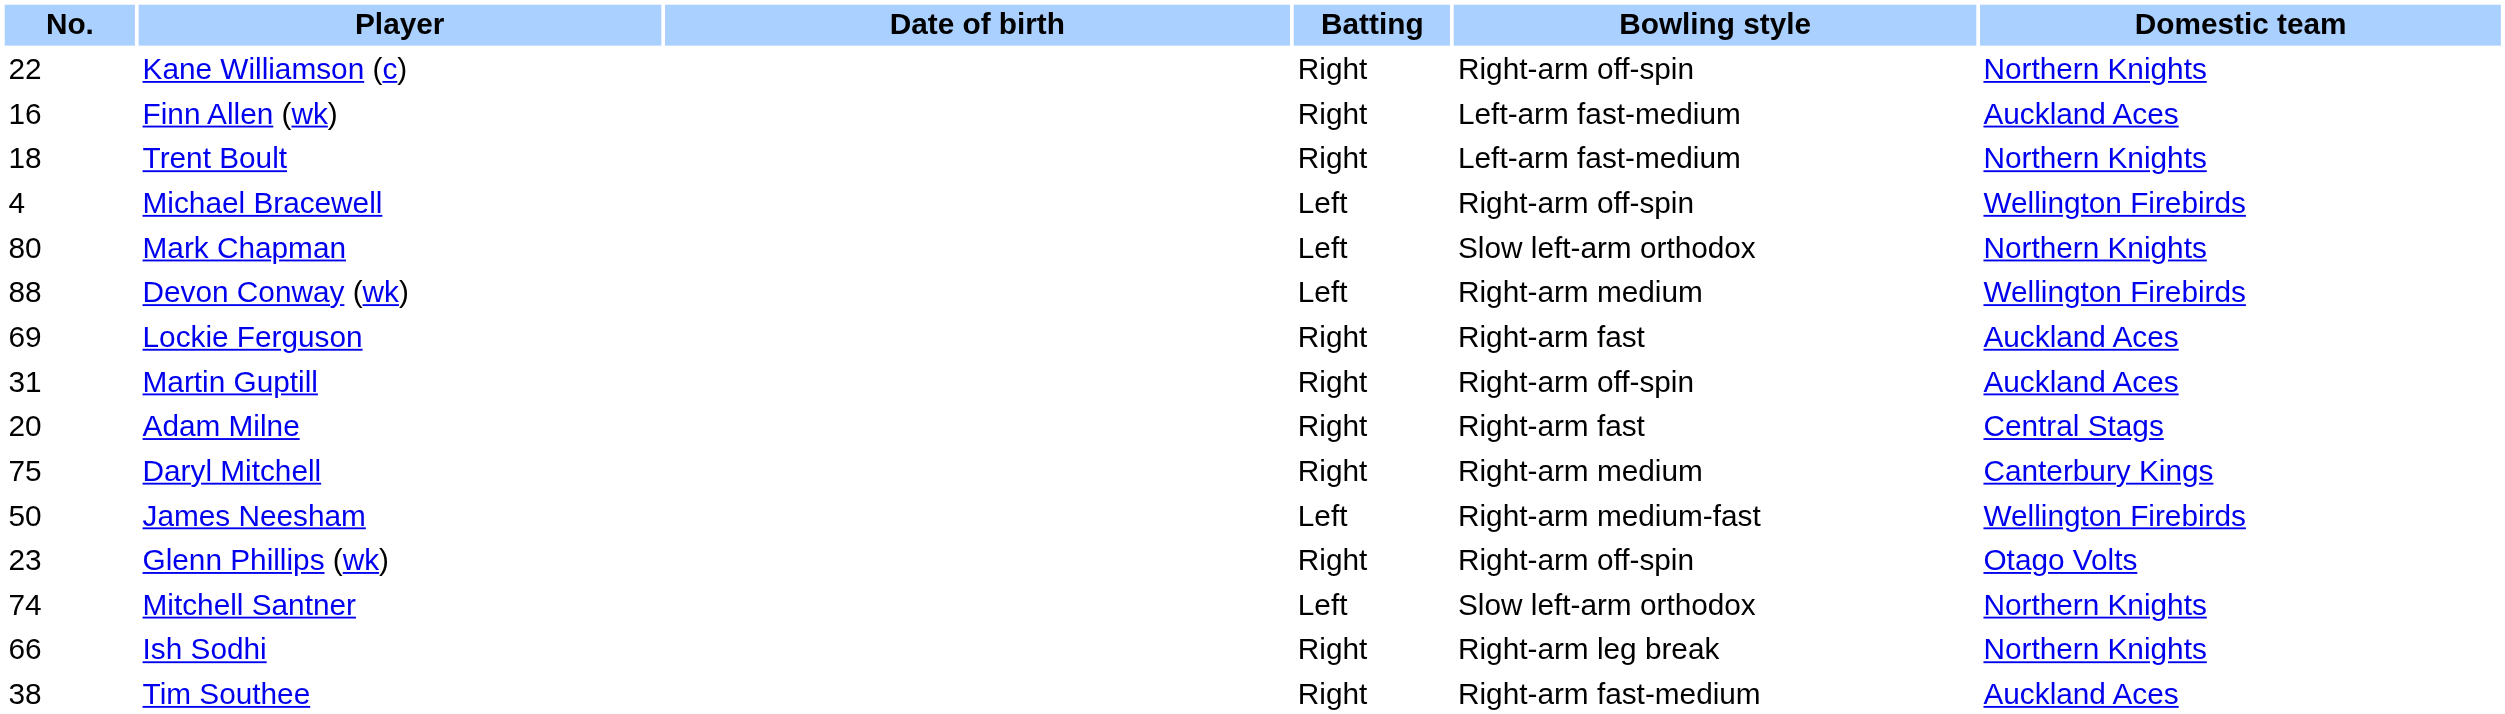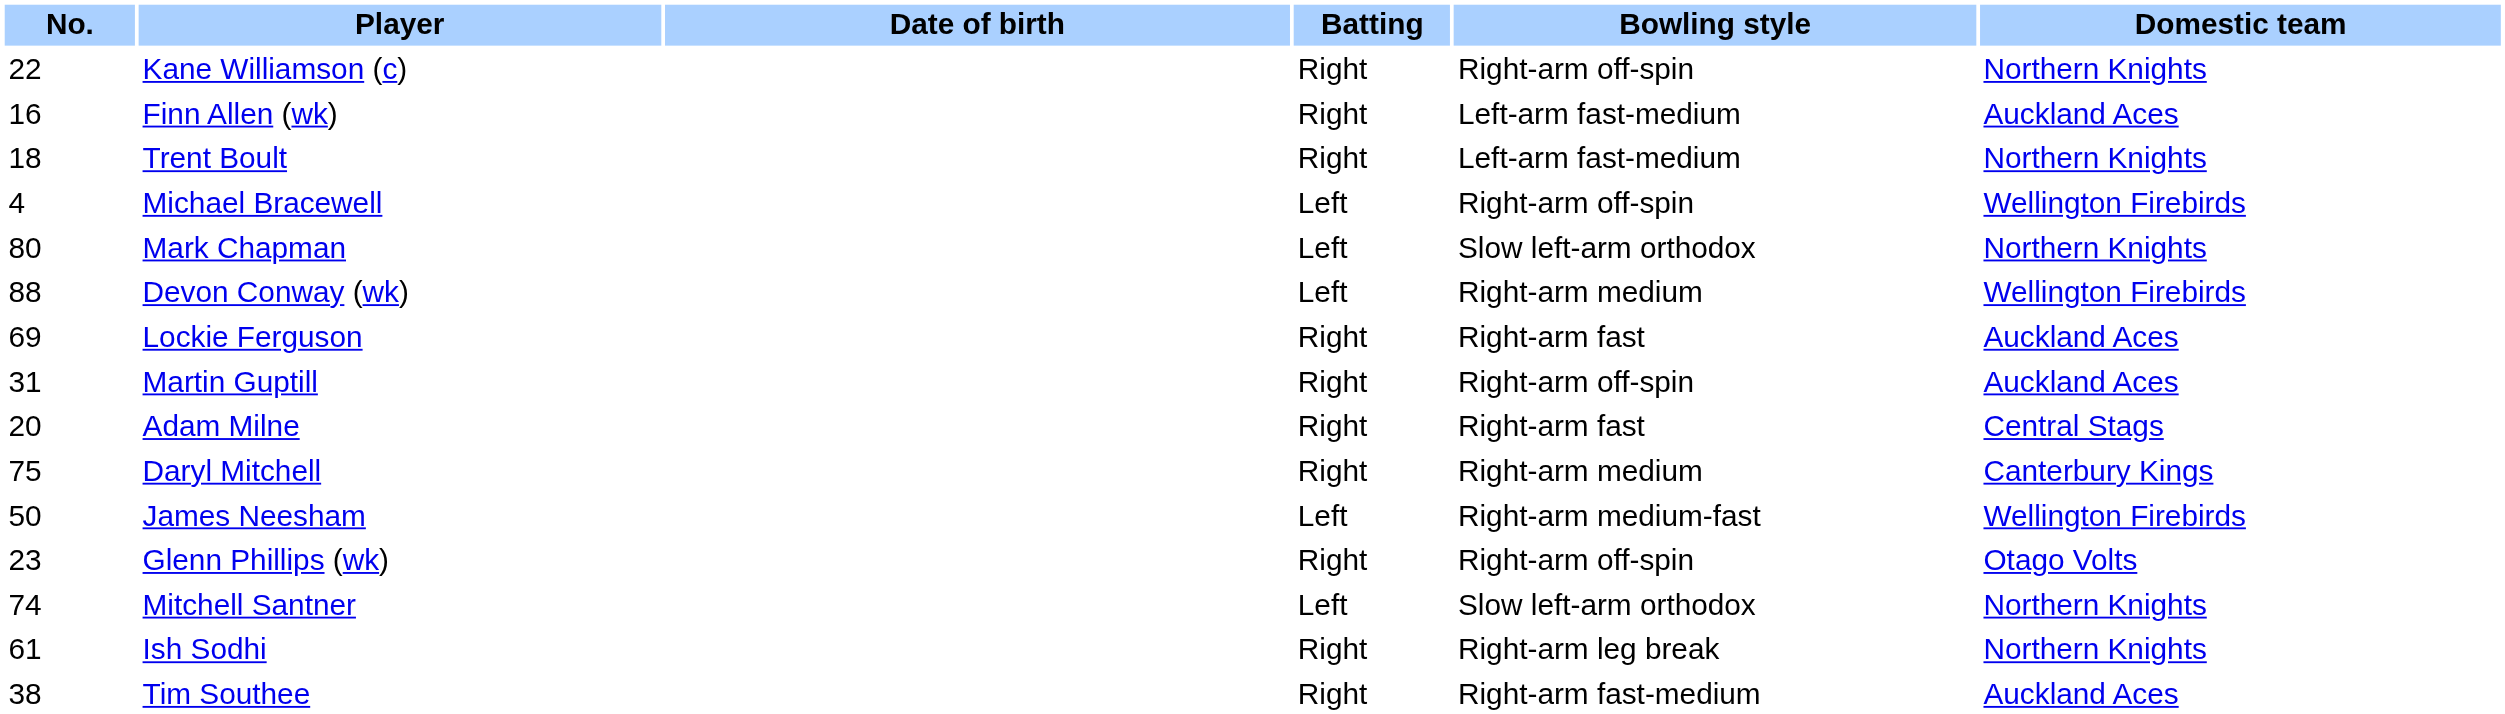(25, 649) 66 -> (25, 649) 61
